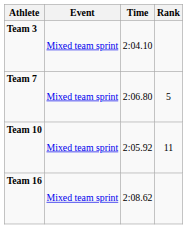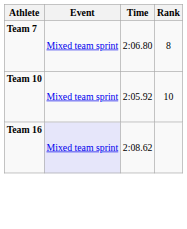- row: (22, 29)
(168, 97) 5 -> (168, 46) 8
(168, 148) 11 -> (168, 97) 10
(82, 198) no background -> (82, 148) lavender background
